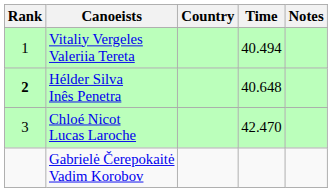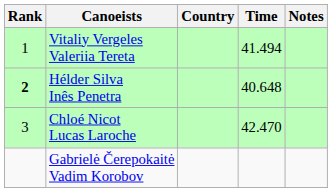(261, 47) 40.494 -> (261, 47) 41.494
